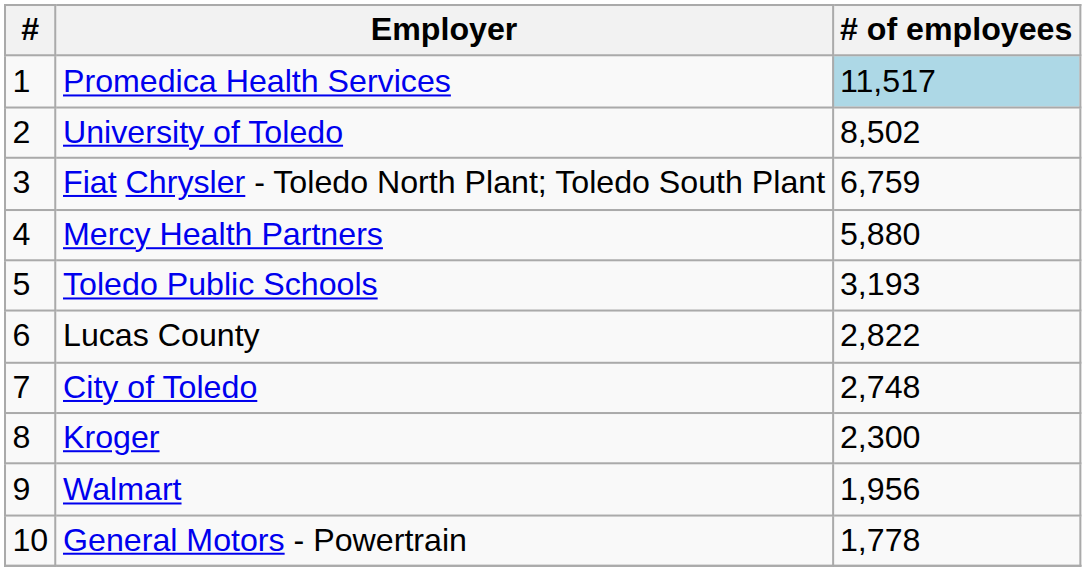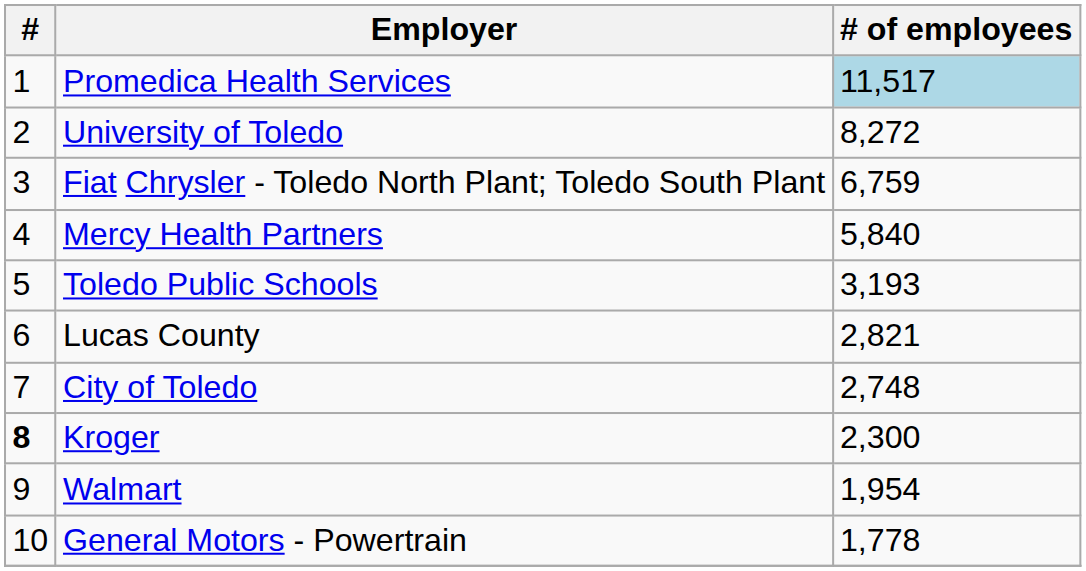(880, 132) 8,502 -> (880, 132) 8,272
(880, 234) 5,880 -> (880, 234) 5,840
(880, 336) 2,822 -> (880, 336) 2,821
(21, 438) normal -> (21, 438) bold
(880, 489) 1,956 -> (880, 489) 1,954
